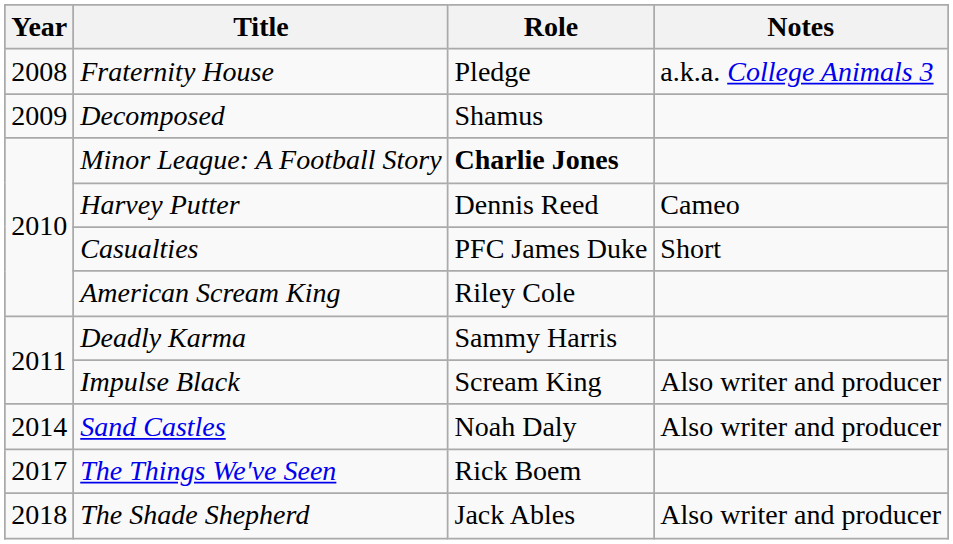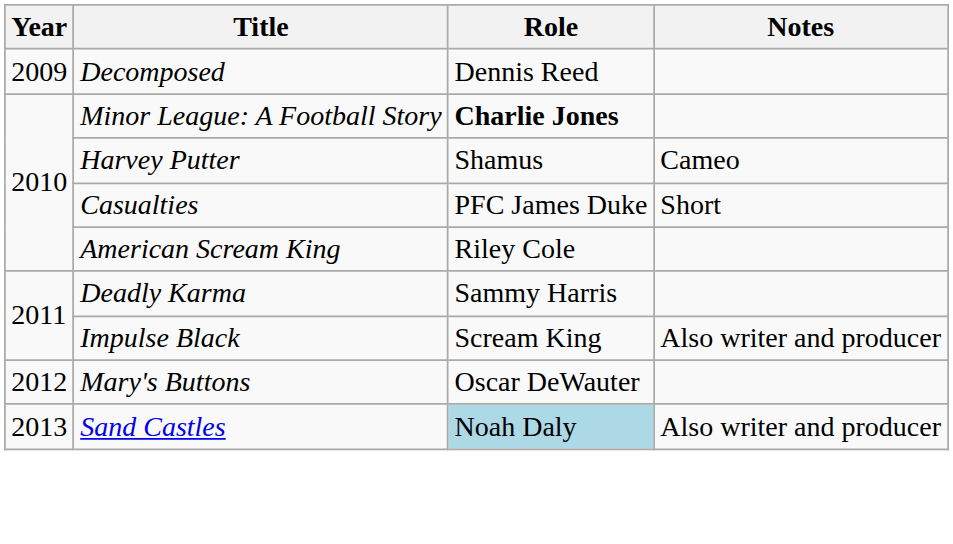- row: (177, 71)
(499, 115) Shamus -> (526, 71) Dennis Reed
(526, 204) Dennis Reed -> (499, 159) Shamus
+ row: (165, 381)
(39, 426) 2014 -> (39, 426) 2013
(516, 426) no background -> (516, 426) lightblue background
- row: (208, 470)
- row: (195, 515)
